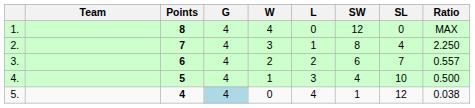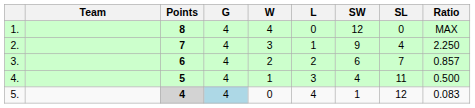(357, 45) 8 -> (357, 45) 9
(446, 62) 0.557 -> (446, 62) 0.857
(401, 78) 10 -> (401, 78) 11
(182, 95) no background -> (182, 95) lightgrey background
(446, 95) 0.038 -> (446, 95) 0.083
